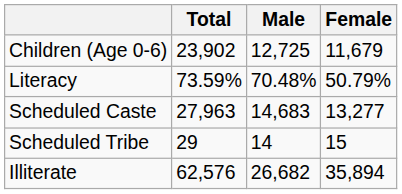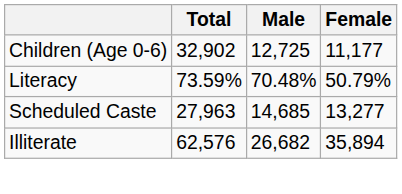(206, 50) 23,902 -> (206, 50) 32,902
(354, 50) 11,679 -> (354, 50) 11,177
(280, 111) 14,683 -> (280, 111) 14,685
- row: (79, 142)
